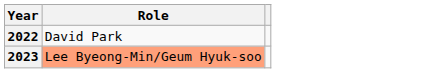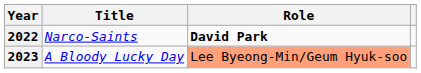+ column: (114, 15)
(83, 36) normal -> (229, 36) bold
